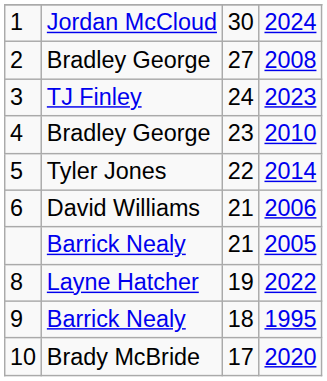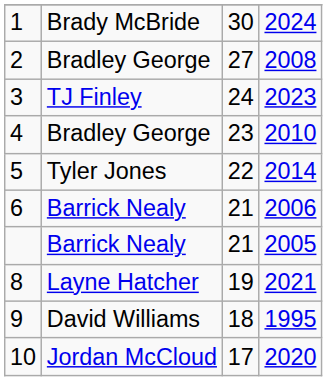(132, 23) Jordan McCloud -> (123, 23) Brady McBride
(123, 208) David Williams -> (116, 208) Barrick Nealy
(290, 282) 2022 -> (290, 282) 2021
(116, 319) Barrick Nealy -> (123, 319) David Williams
(123, 356) Brady McBride -> (132, 356) Jordan McCloud
